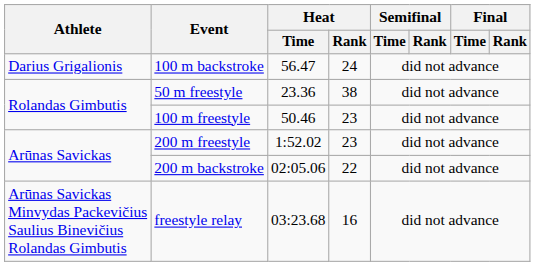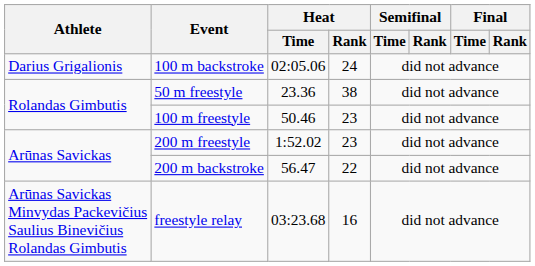(298, 67) 56.47 -> (298, 67) 02:05.06
(298, 168) 02:05.06 -> (298, 168) 56.47
